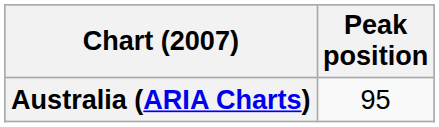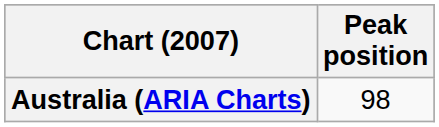(376, 99) 95 -> (376, 99) 98
